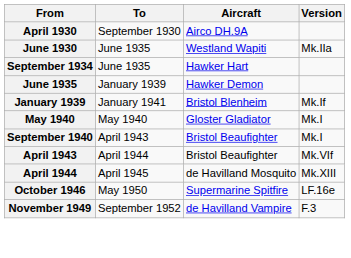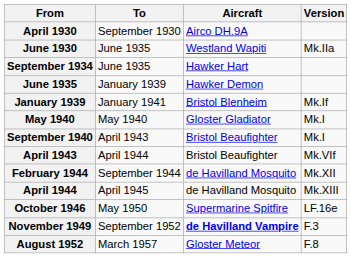+ row: (50, 173)
(239, 208) normal -> (242, 226) bold
+ row: (50, 244)
